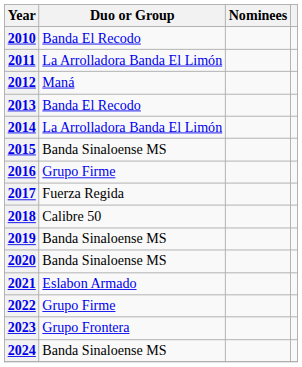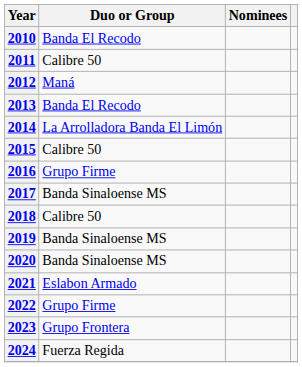(132, 60) La Arrolladora Banda El Limón -> (72, 60) Calibre 50
(105, 149) Banda Sinaloense MS -> (72, 149) Calibre 50
(83, 194) Fuerza Regida -> (105, 194) Banda Sinaloense MS
(105, 350) Banda Sinaloense MS -> (83, 350) Fuerza Regida
